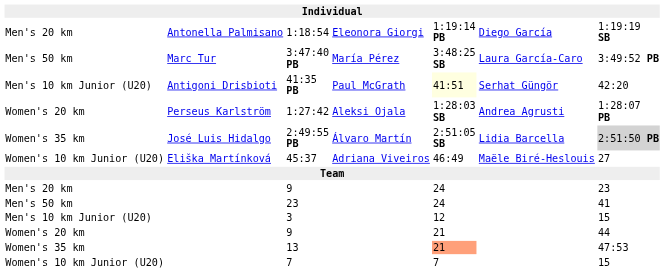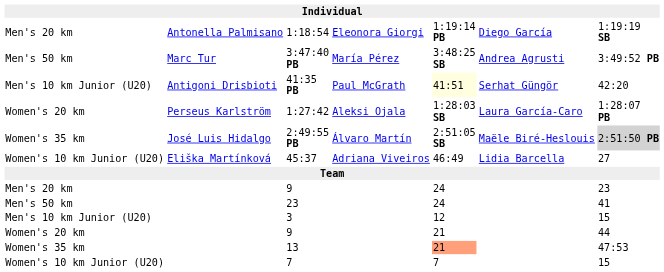(531, 58) Laura García-Caro -> (522, 58) Andrea Agrusti
(522, 111) Andrea Agrusti -> (531, 111) Laura García-Caro
(522, 138) Lidia Barcella -> (537, 138) Maële Biré-Heslouis
(537, 159) Maële Biré-Heslouis -> (522, 159) Lidia Barcella
